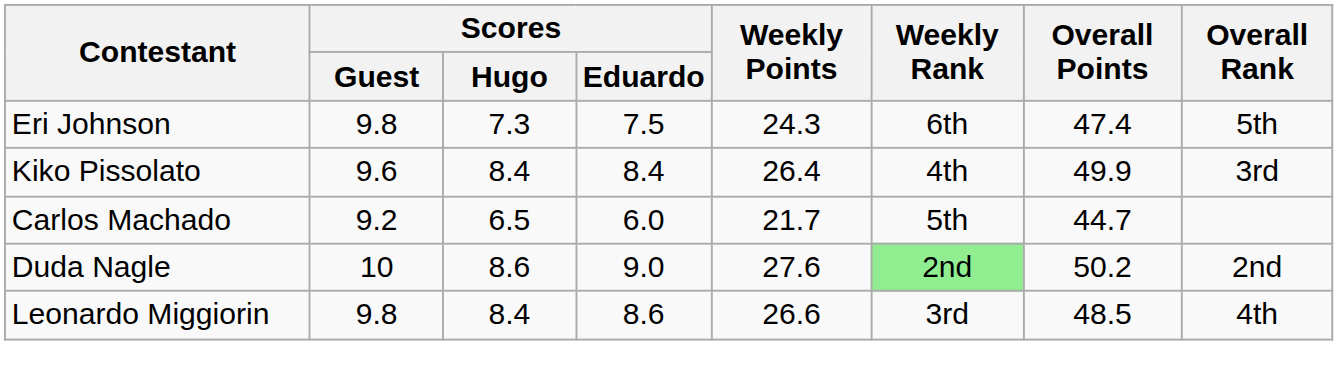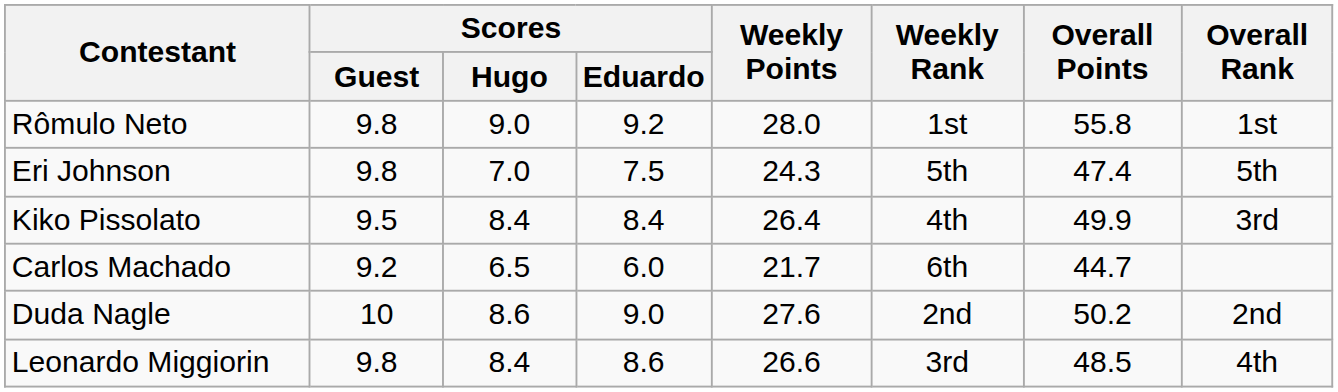+ row: (100, 123)
(509, 123) 7.3 -> (509, 171) 7.0
(947, 123) 6th -> (947, 171) 5th
(377, 171) 9.6 -> (377, 219) 9.5
(947, 219) 5th -> (947, 266) 6th
(947, 266) lightgreen background -> (947, 314) no background
